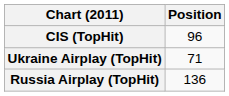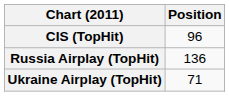rows swapped: (85, 79) <-> (85, 58)
